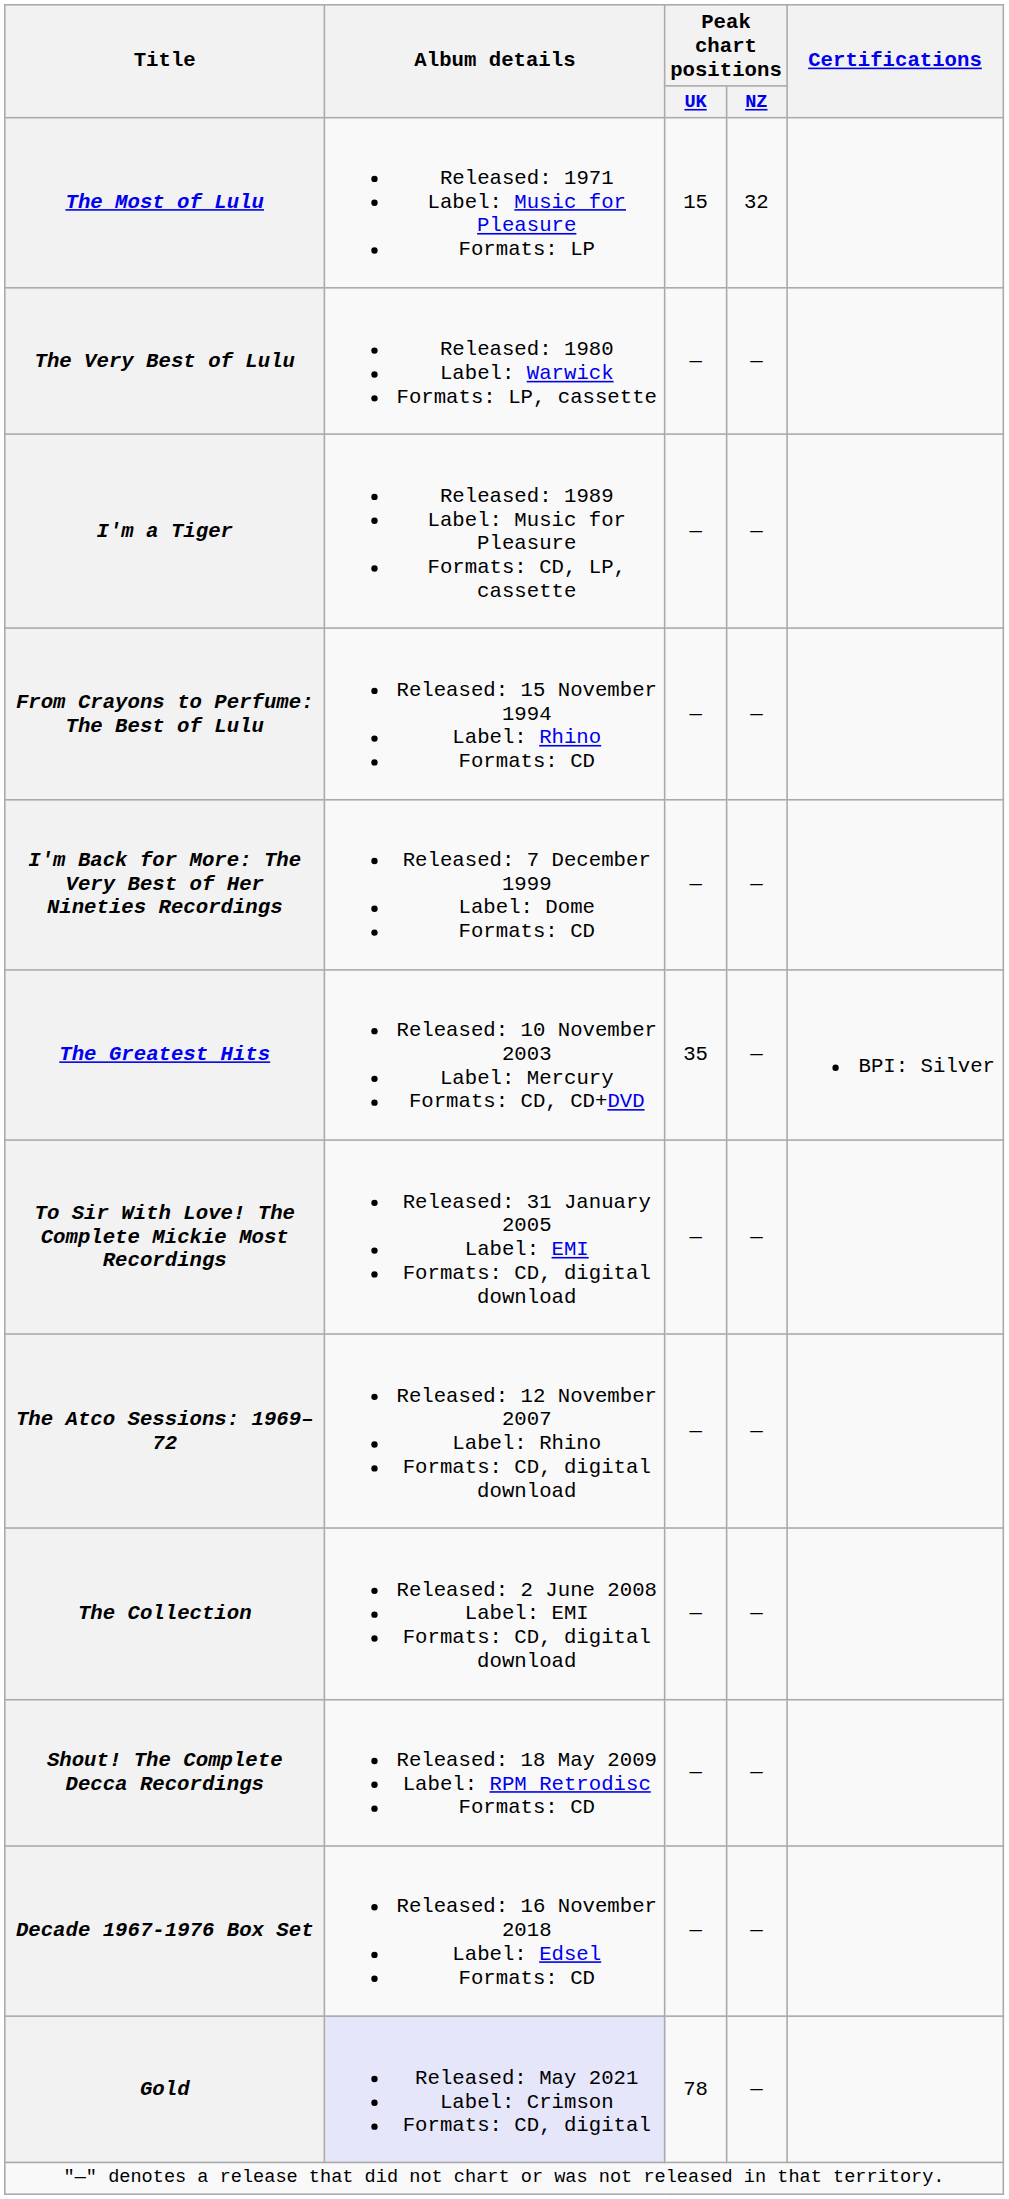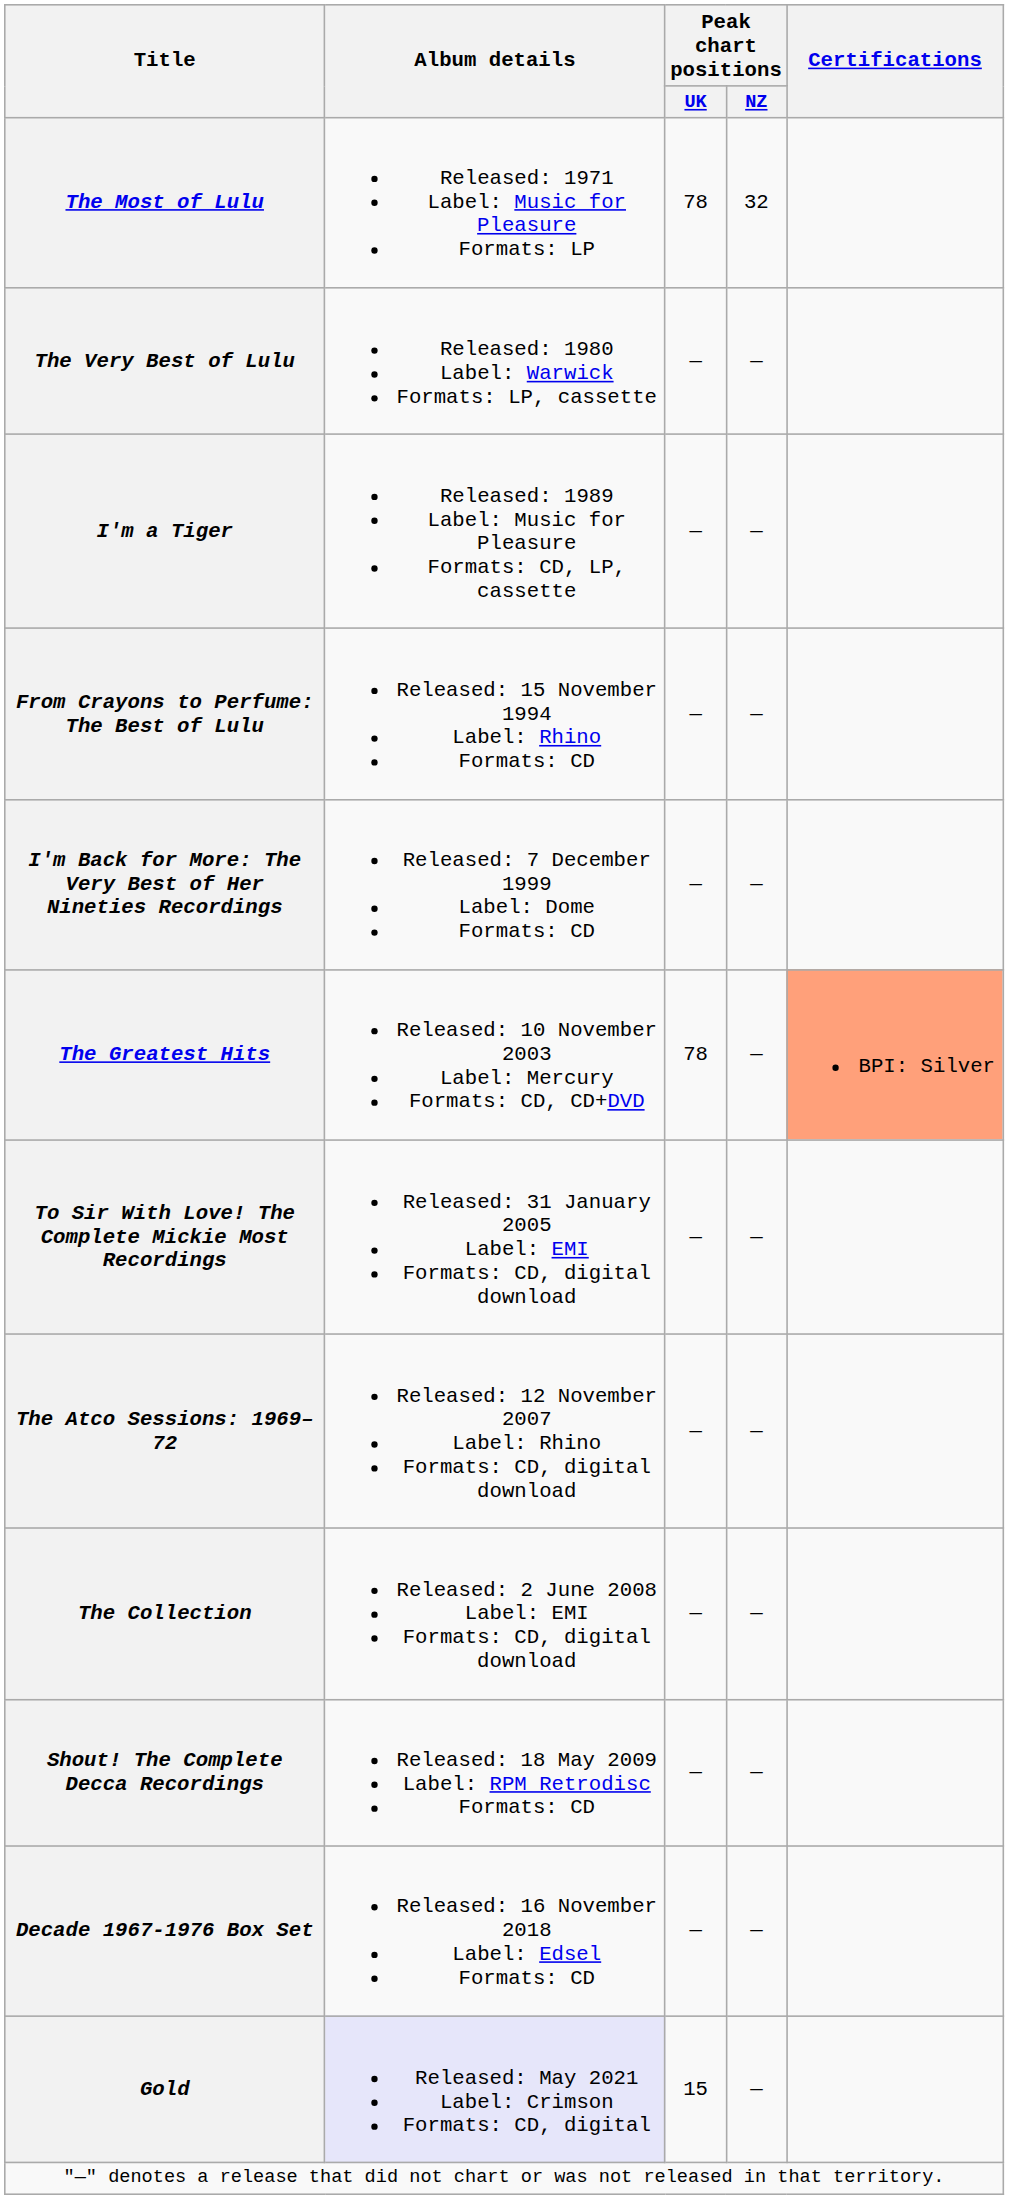(696, 203) 15 -> (696, 203) 78
(696, 1055) 35 -> (696, 1055) 78
(895, 1067) no background -> (895, 1067) lightsalmon background
(696, 2089) 78 -> (696, 2089) 15
